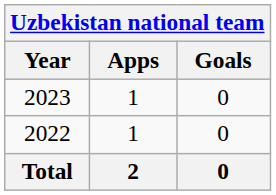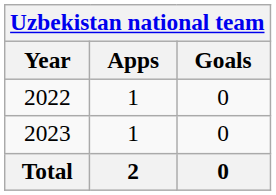rows swapped: (47, 134) <-> (47, 97)
